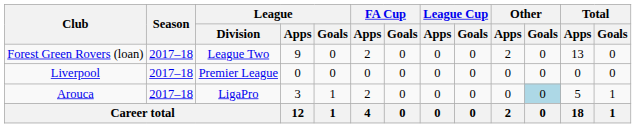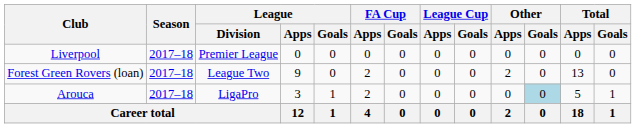rows swapped: (75, 73) <-> (75, 53)
